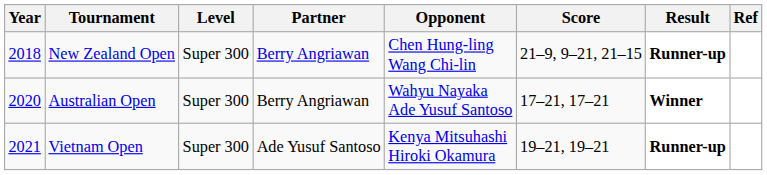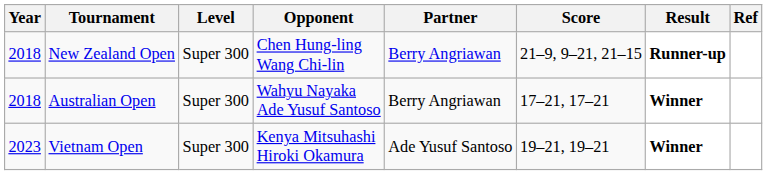columns swapped: (319, 18) <-> (450, 18)
(25, 100) 2020 -> (25, 100) 2018
(25, 146) 2021 -> (25, 146) 2023
(688, 146) Runner-up -> (676, 146) Winner
